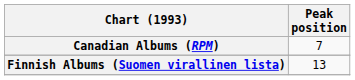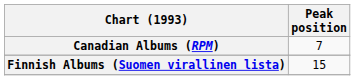(319, 65) 13 -> (319, 65) 15
